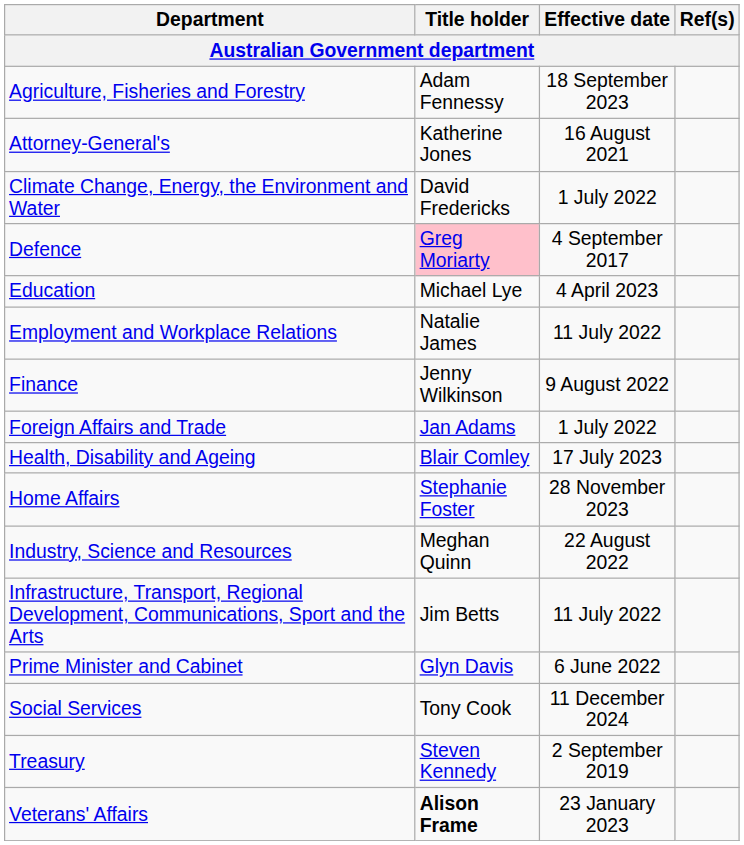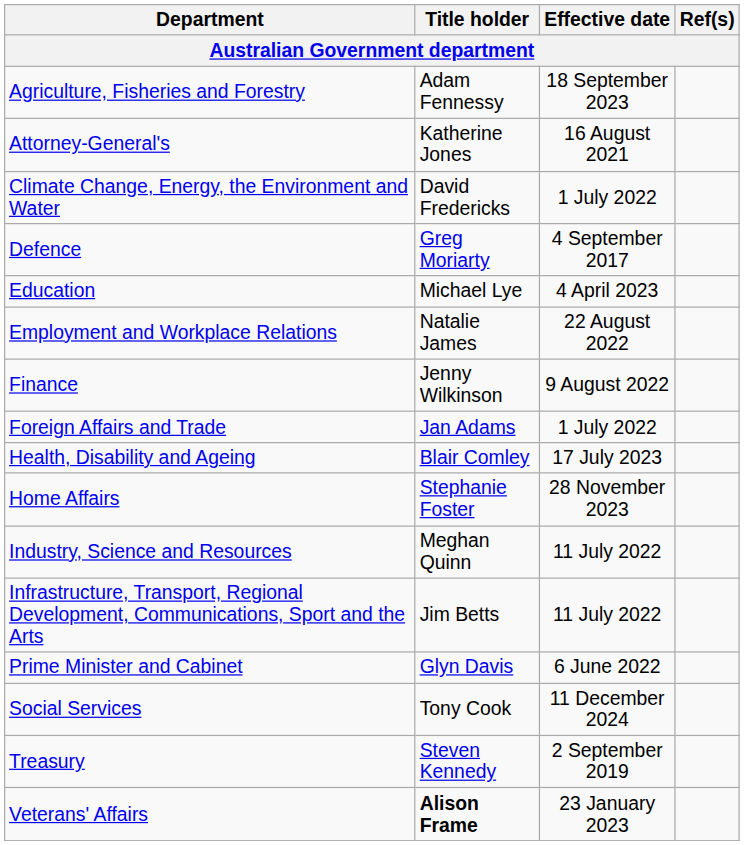(455, 249) pink background -> (455, 249) no background
(607, 332) 11 July 2022 -> (607, 332) 22 August 2022
(607, 551) 22 August 2022 -> (607, 551) 11 July 2022
